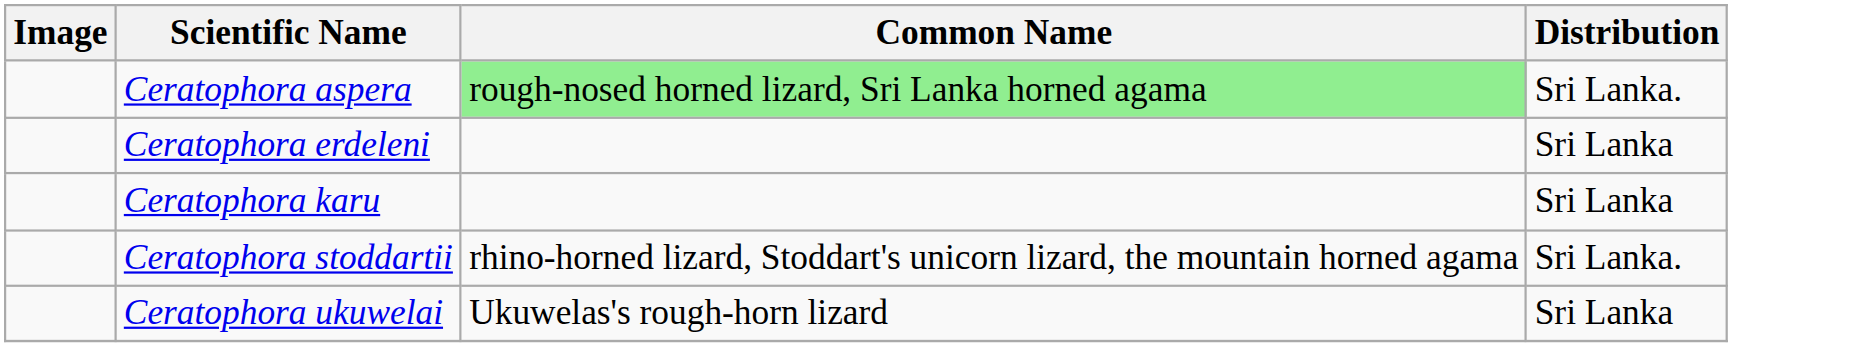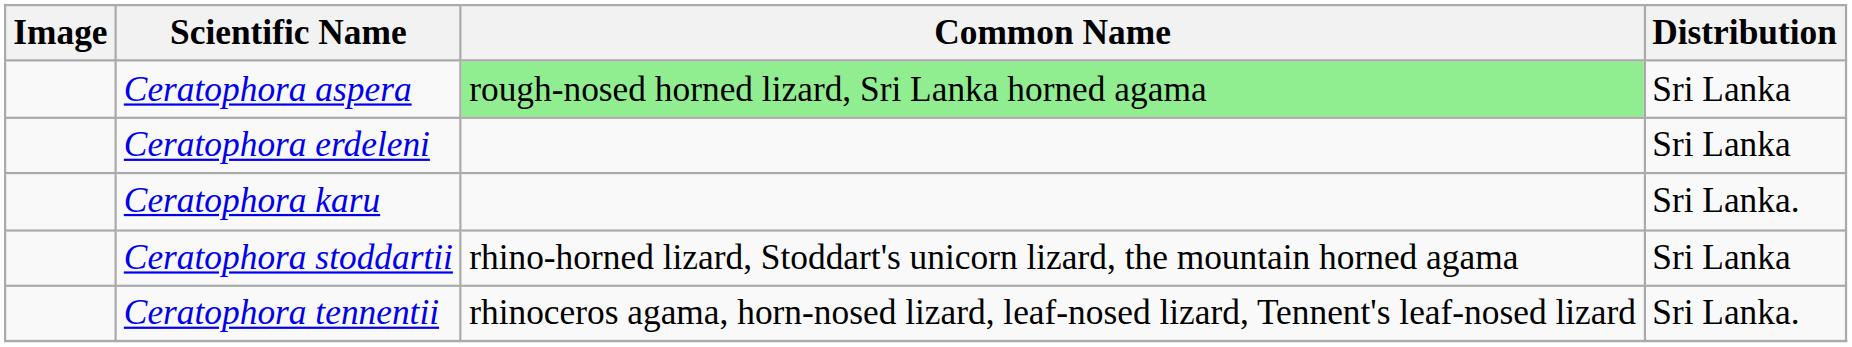(1608, 88) Sri Lanka. -> (1721, 88) Sri Lanka
(1604, 200) Sri Lanka -> (1726, 200) Sri Lanka.
(1608, 256) Sri Lanka. -> (1721, 256) Sri Lanka
+ row: (281, 312)
- row: (283, 312)
